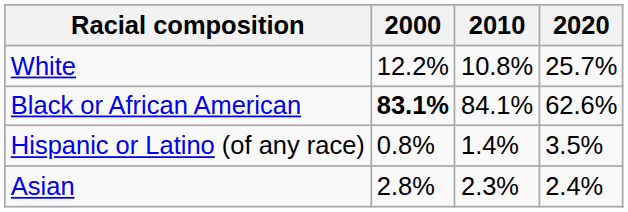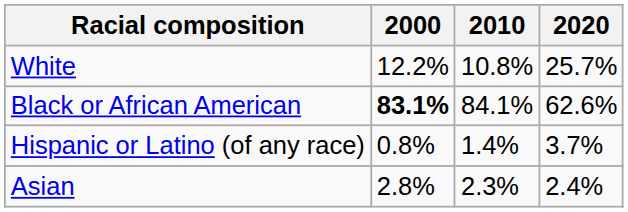(574, 146) 3.5% -> (574, 146) 3.7%
